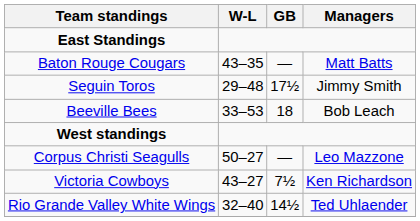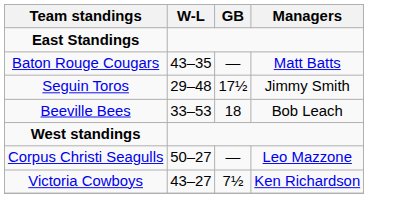- row: (112, 205)
